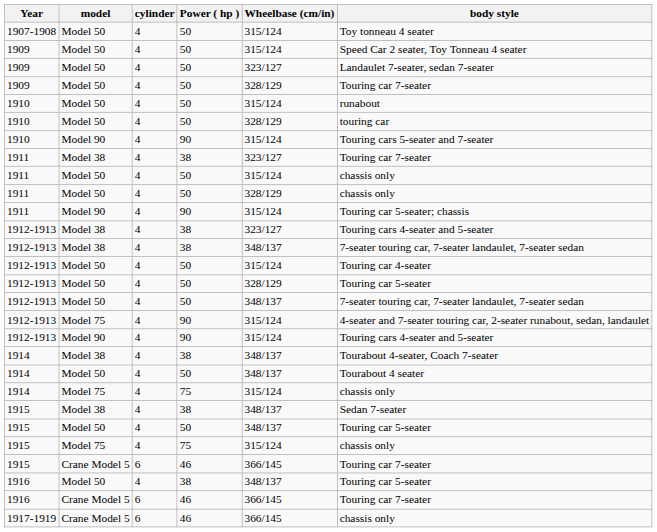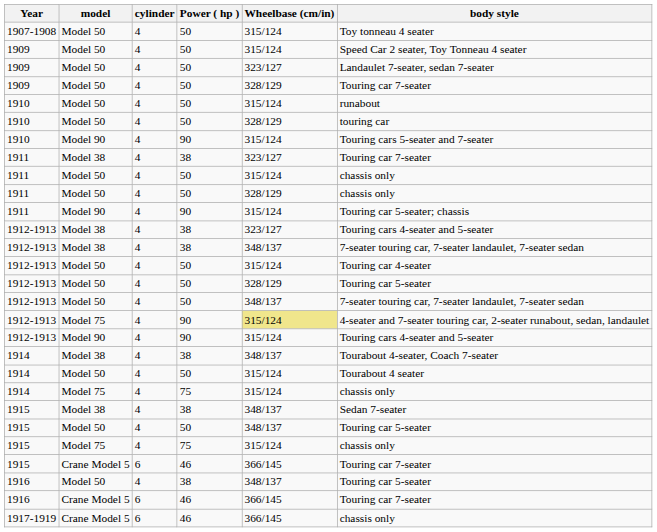(263, 319) no background -> (263, 319) khaki background
(263, 373) 348/137 -> (263, 373) 315/124
